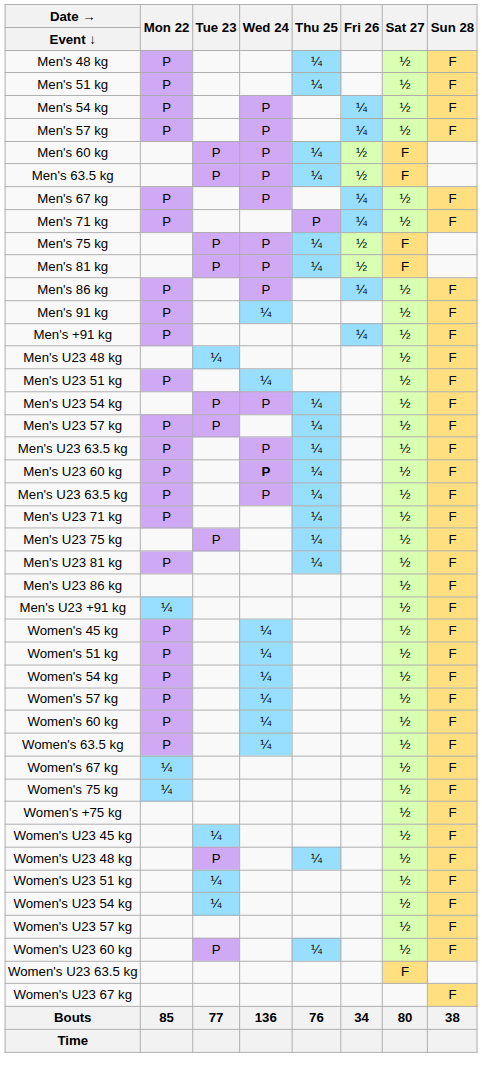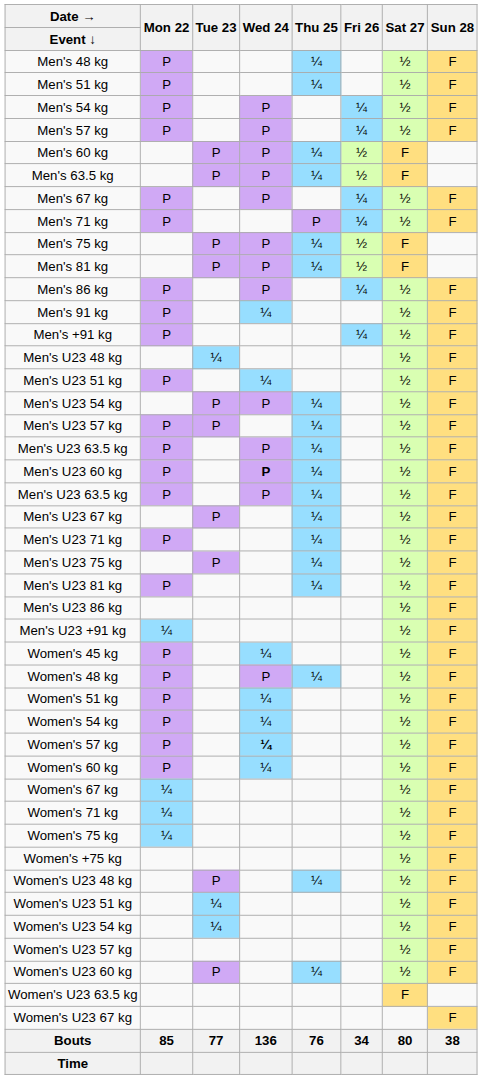+ row: (73, 517)
+ row: (73, 676)
(266, 699) normal -> (266, 744) bold
- row: (73, 744)
+ row: (73, 813)
- row: (73, 836)
